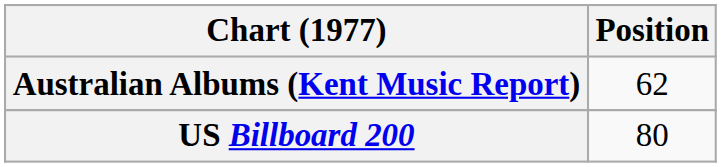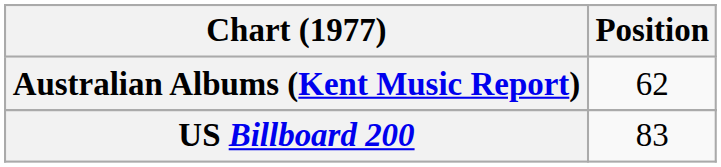(652, 135) 80 -> (652, 135) 83
